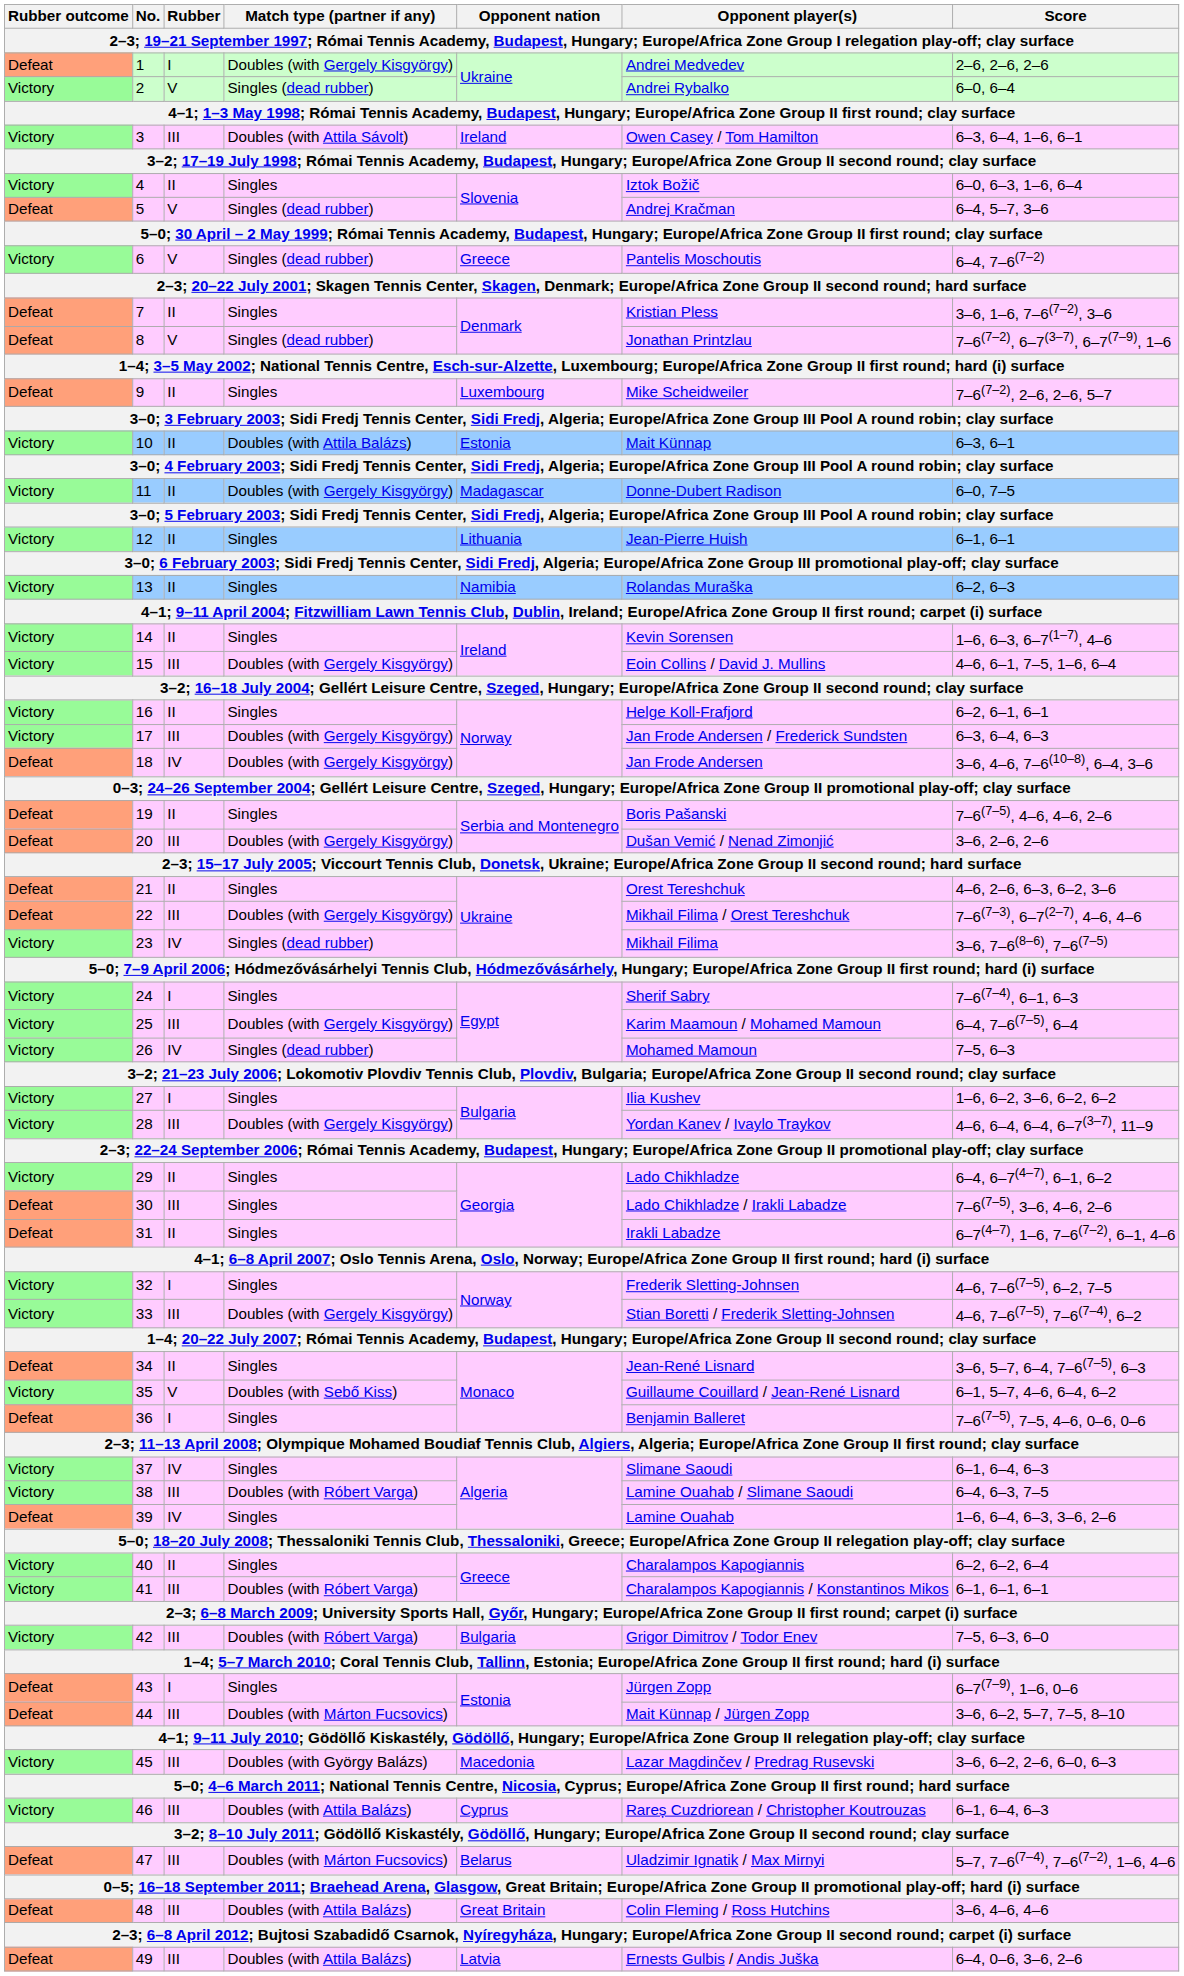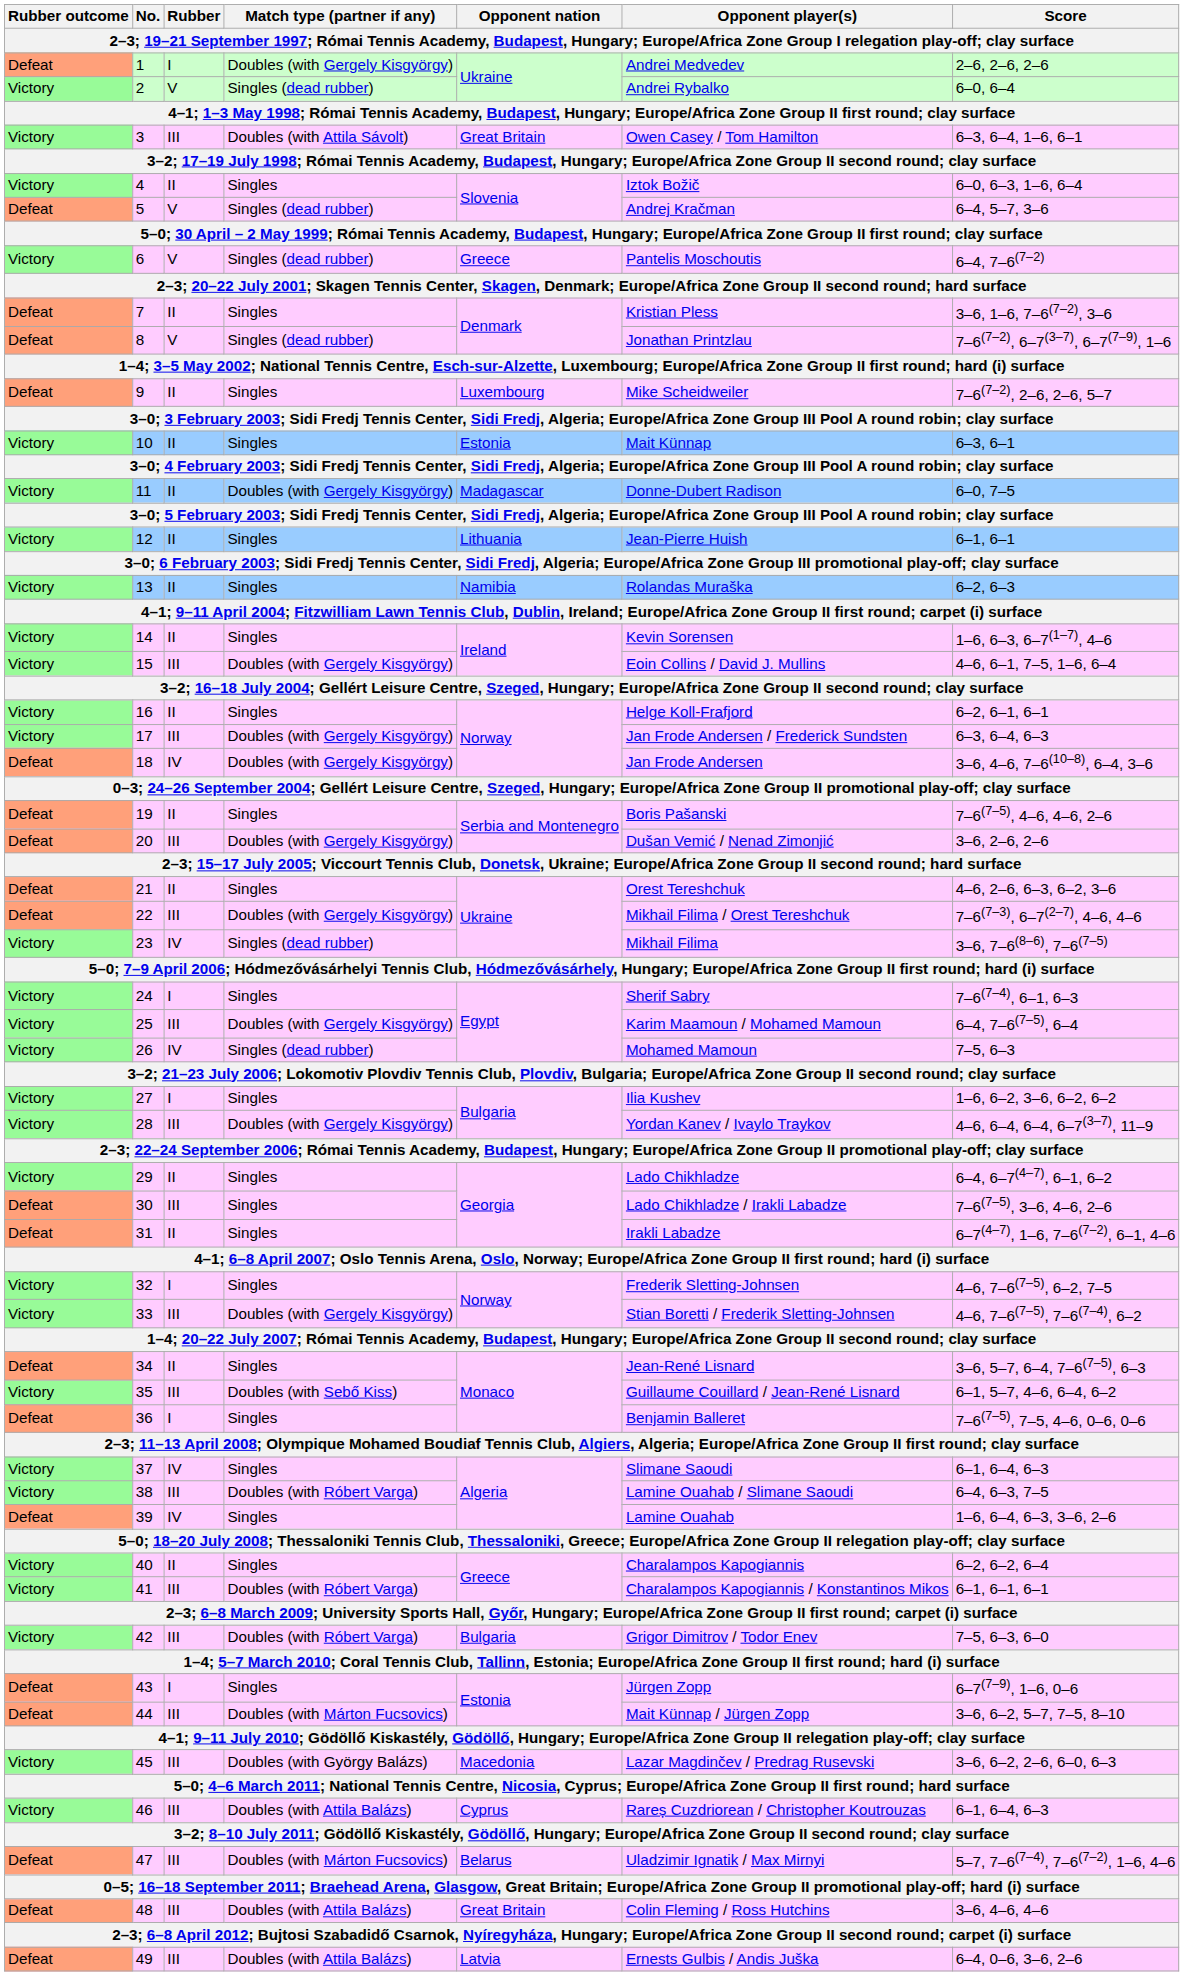(483, 137) Ireland -> (503, 137) Great Britain
(320, 442) Doubles (with Attila Balázs) -> (252, 442) Singles
(172, 1392) V -> (174, 1392) III
